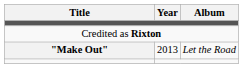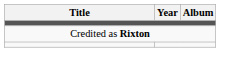- row: (80, 50)
